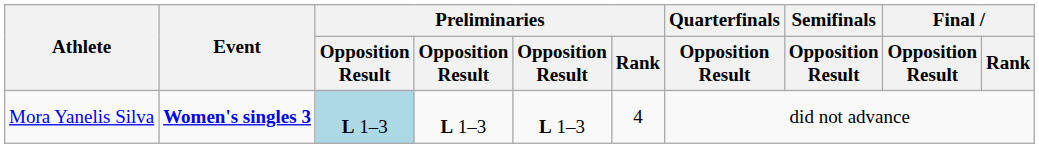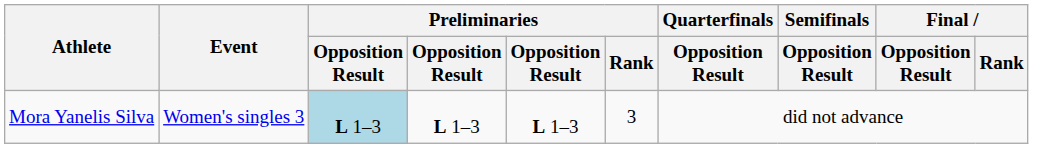(237, 116) bold -> (234, 116) normal
(638, 116) 4 -> (631, 116) 3
